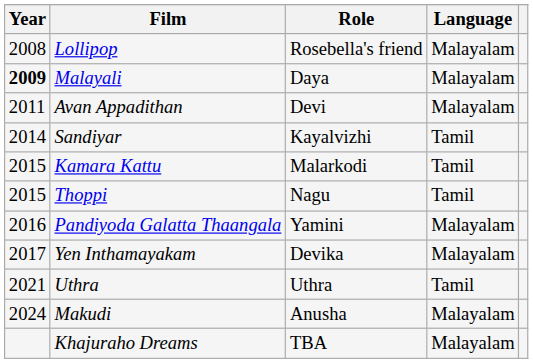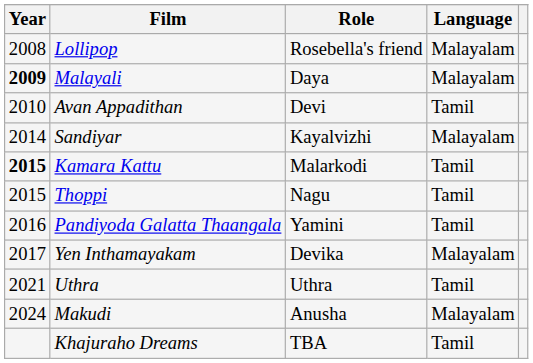(27, 107) 2011 -> (27, 107) 2010
(473, 107) Malayalam -> (453, 107) Tamil
(453, 136) Tamil -> (473, 136) Malayalam
(27, 166) normal -> (27, 166) bold
(473, 225) Malayalam -> (453, 225) Tamil
(473, 343) Malayalam -> (453, 343) Tamil
